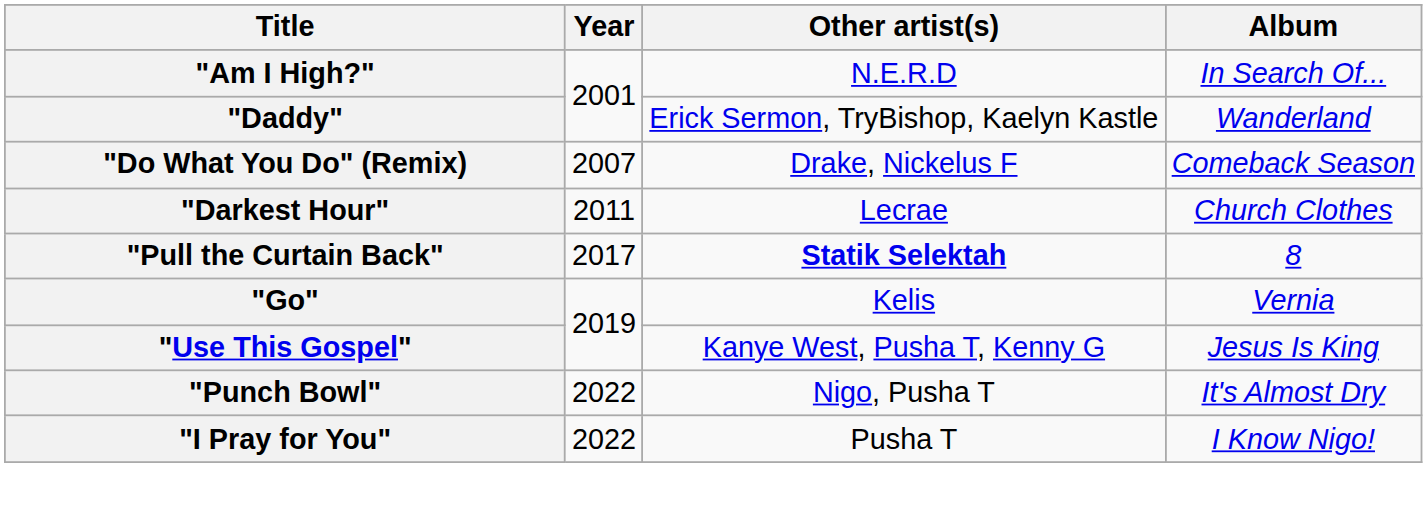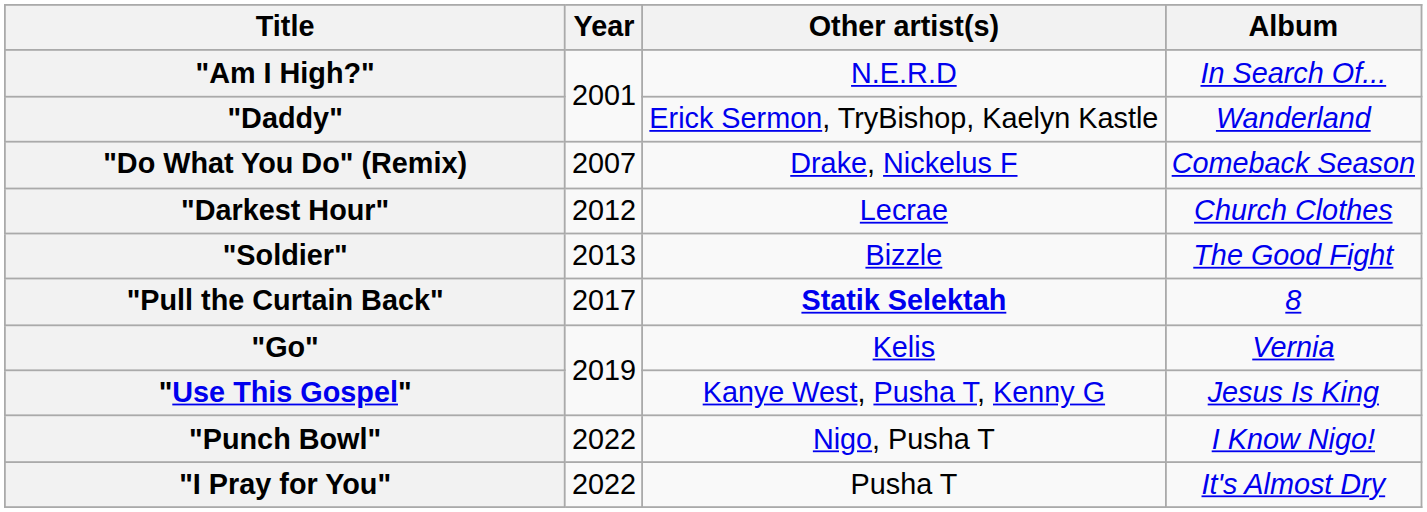(604, 210) 2011 -> (604, 210) 2012
+ row: (285, 255)
(1293, 392) It's Almost Dry -> (1293, 438) I Know Nigo!
(1293, 438) I Know Nigo! -> (1293, 484) It's Almost Dry
